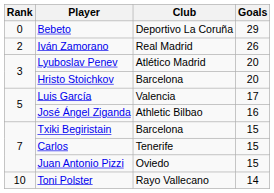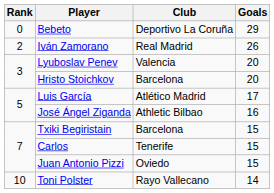(171, 63) Atlético Madrid -> (156, 63) Valencia
(156, 96) Valencia -> (171, 96) Atlético Madrid
